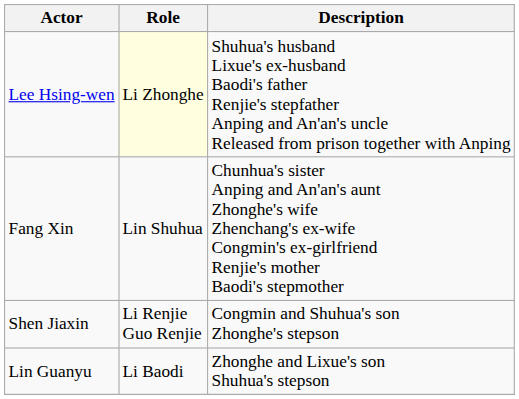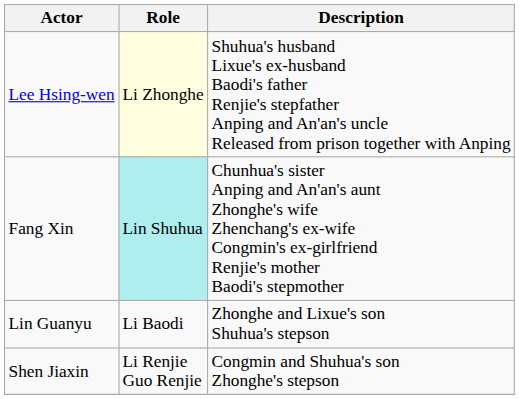(163, 228) no background -> (163, 228) paleturquoise background
rows swapped: (50, 370) <-> (49, 323)
